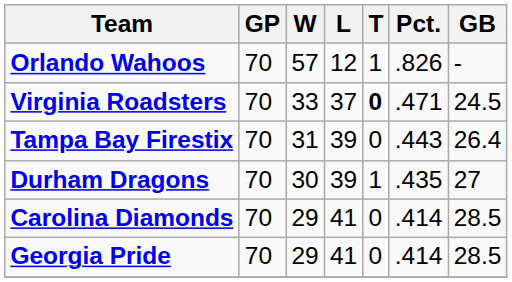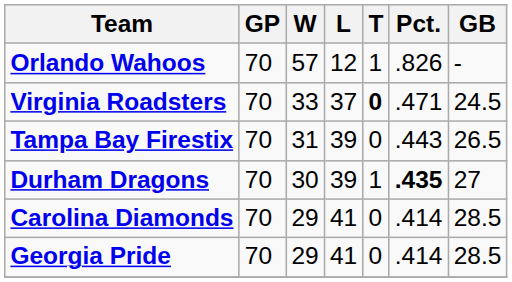(477, 140) 26.4 -> (477, 140) 26.5
(419, 179) normal -> (419, 179) bold
